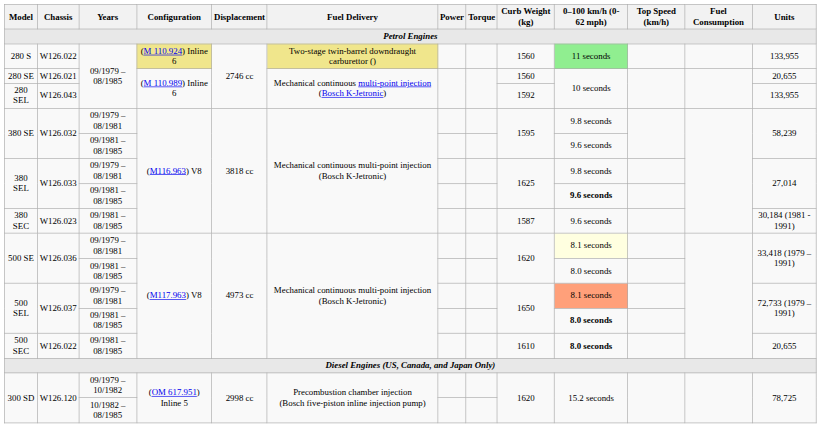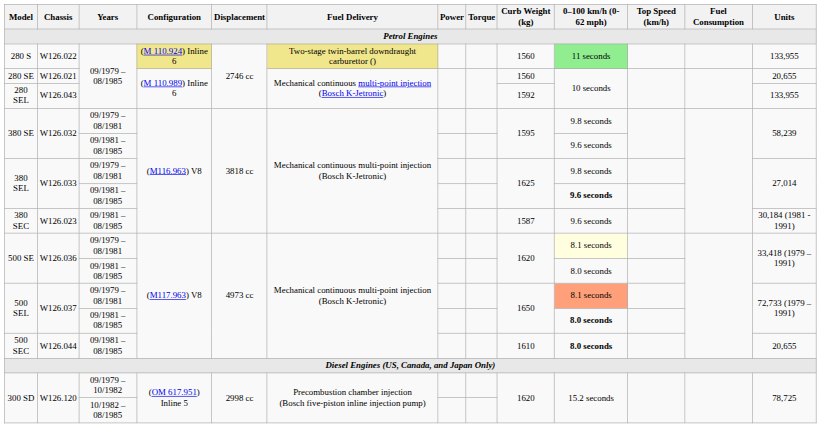(58, 345) W126.022 -> (58, 345) W126.044
